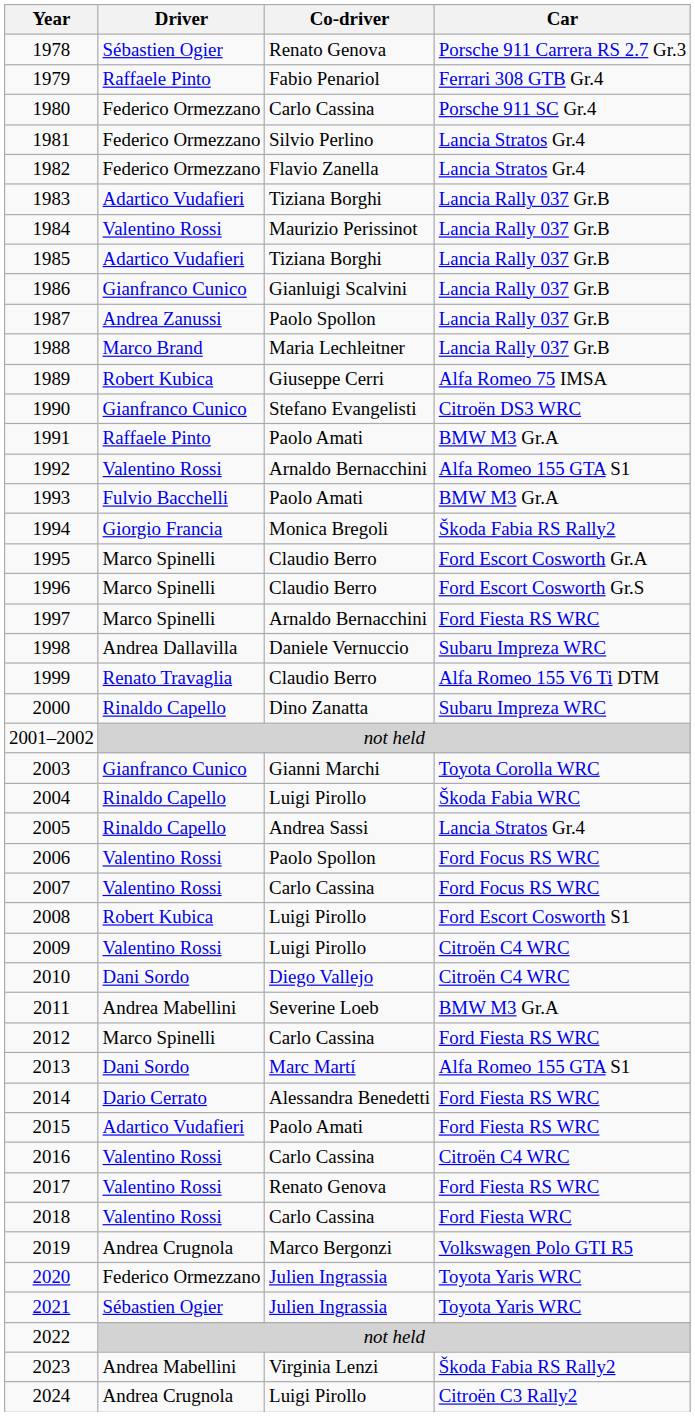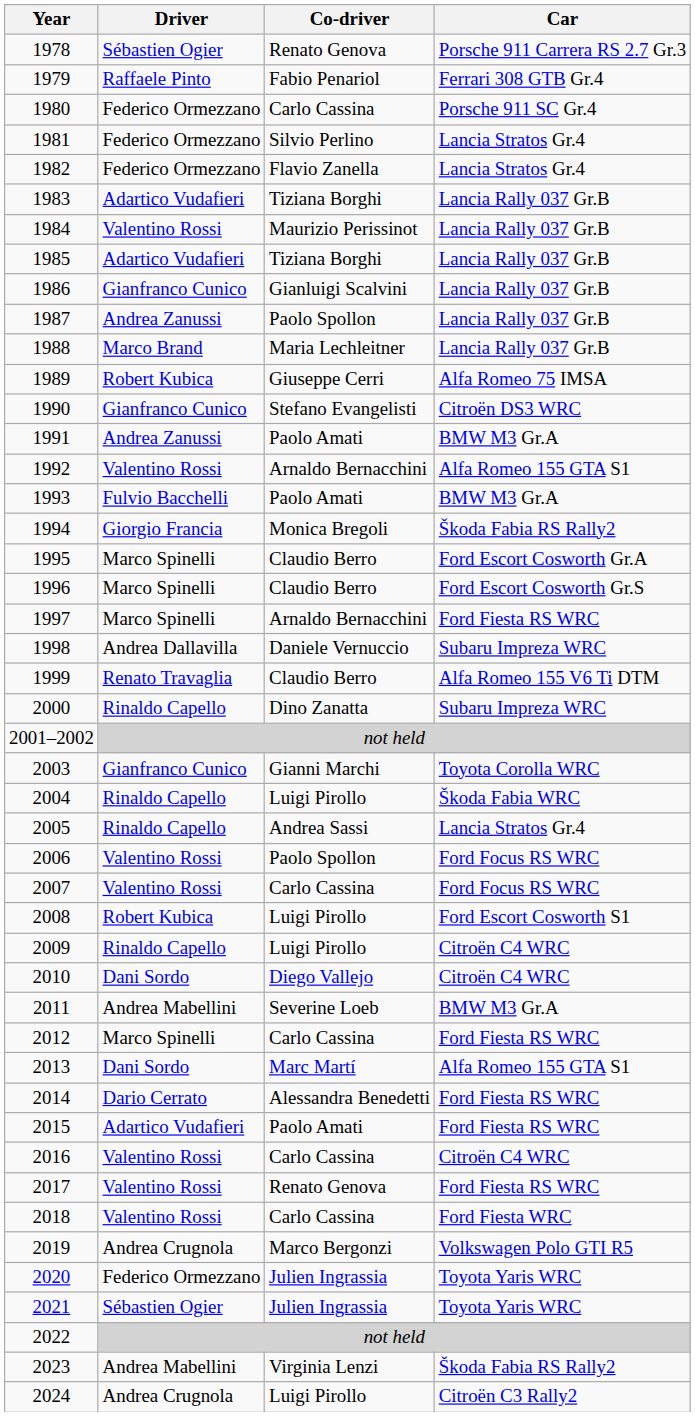(157, 438) Raffaele Pinto -> (162, 438) Andrea Zanussi
(162, 947) Valentino Rossi -> (164, 947) Rinaldo Capello
